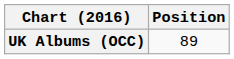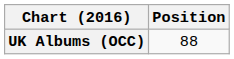(189, 42) 89 -> (189, 42) 88
